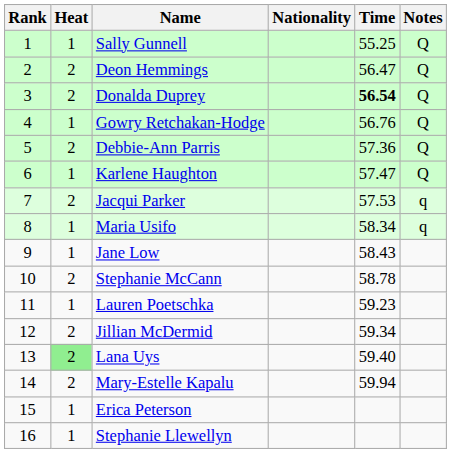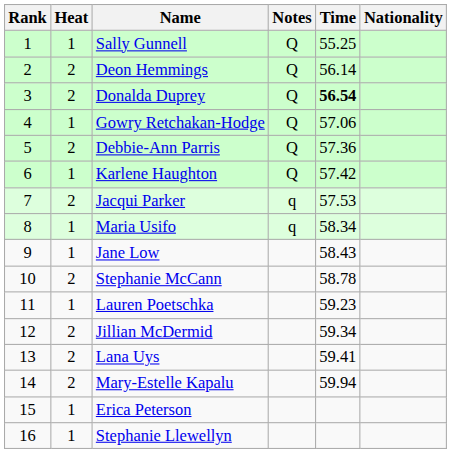columns swapped: (312, 17) <-> (423, 17)
(377, 69) 56.47 -> (338, 69) 56.14
(377, 122) 56.76 -> (338, 122) 57.06
(377, 174) 57.47 -> (338, 174) 57.42
(71, 357) lightgreen background -> (71, 357) no background
(377, 357) 59.40 -> (338, 357) 59.41
